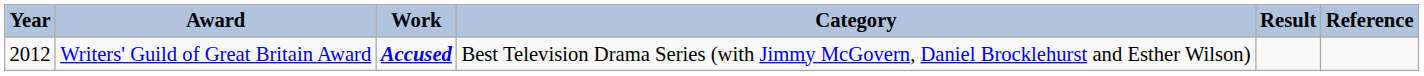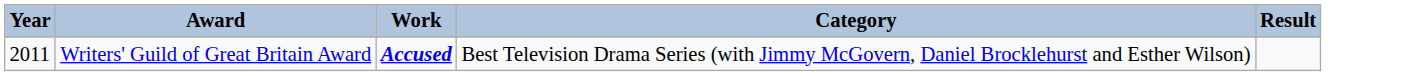- column: (1370, 20)
(30, 53) 2012 -> (30, 53) 2011
